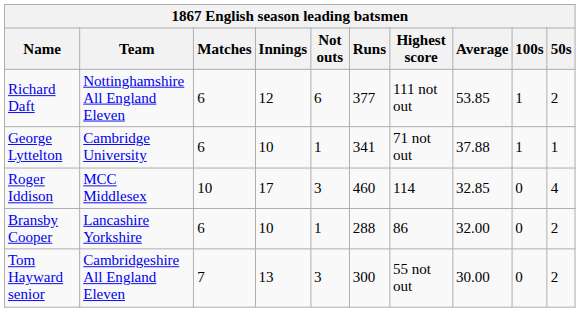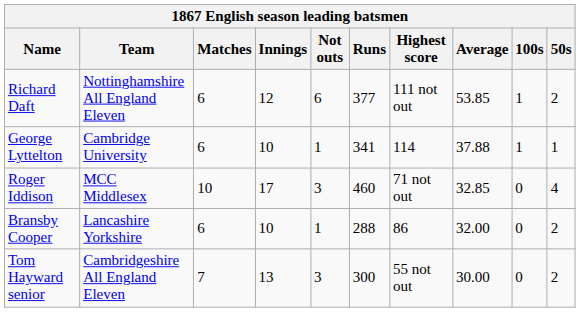(412, 147) 71 not out -> (404, 147) 114
(404, 187) 114 -> (412, 187) 71 not out
